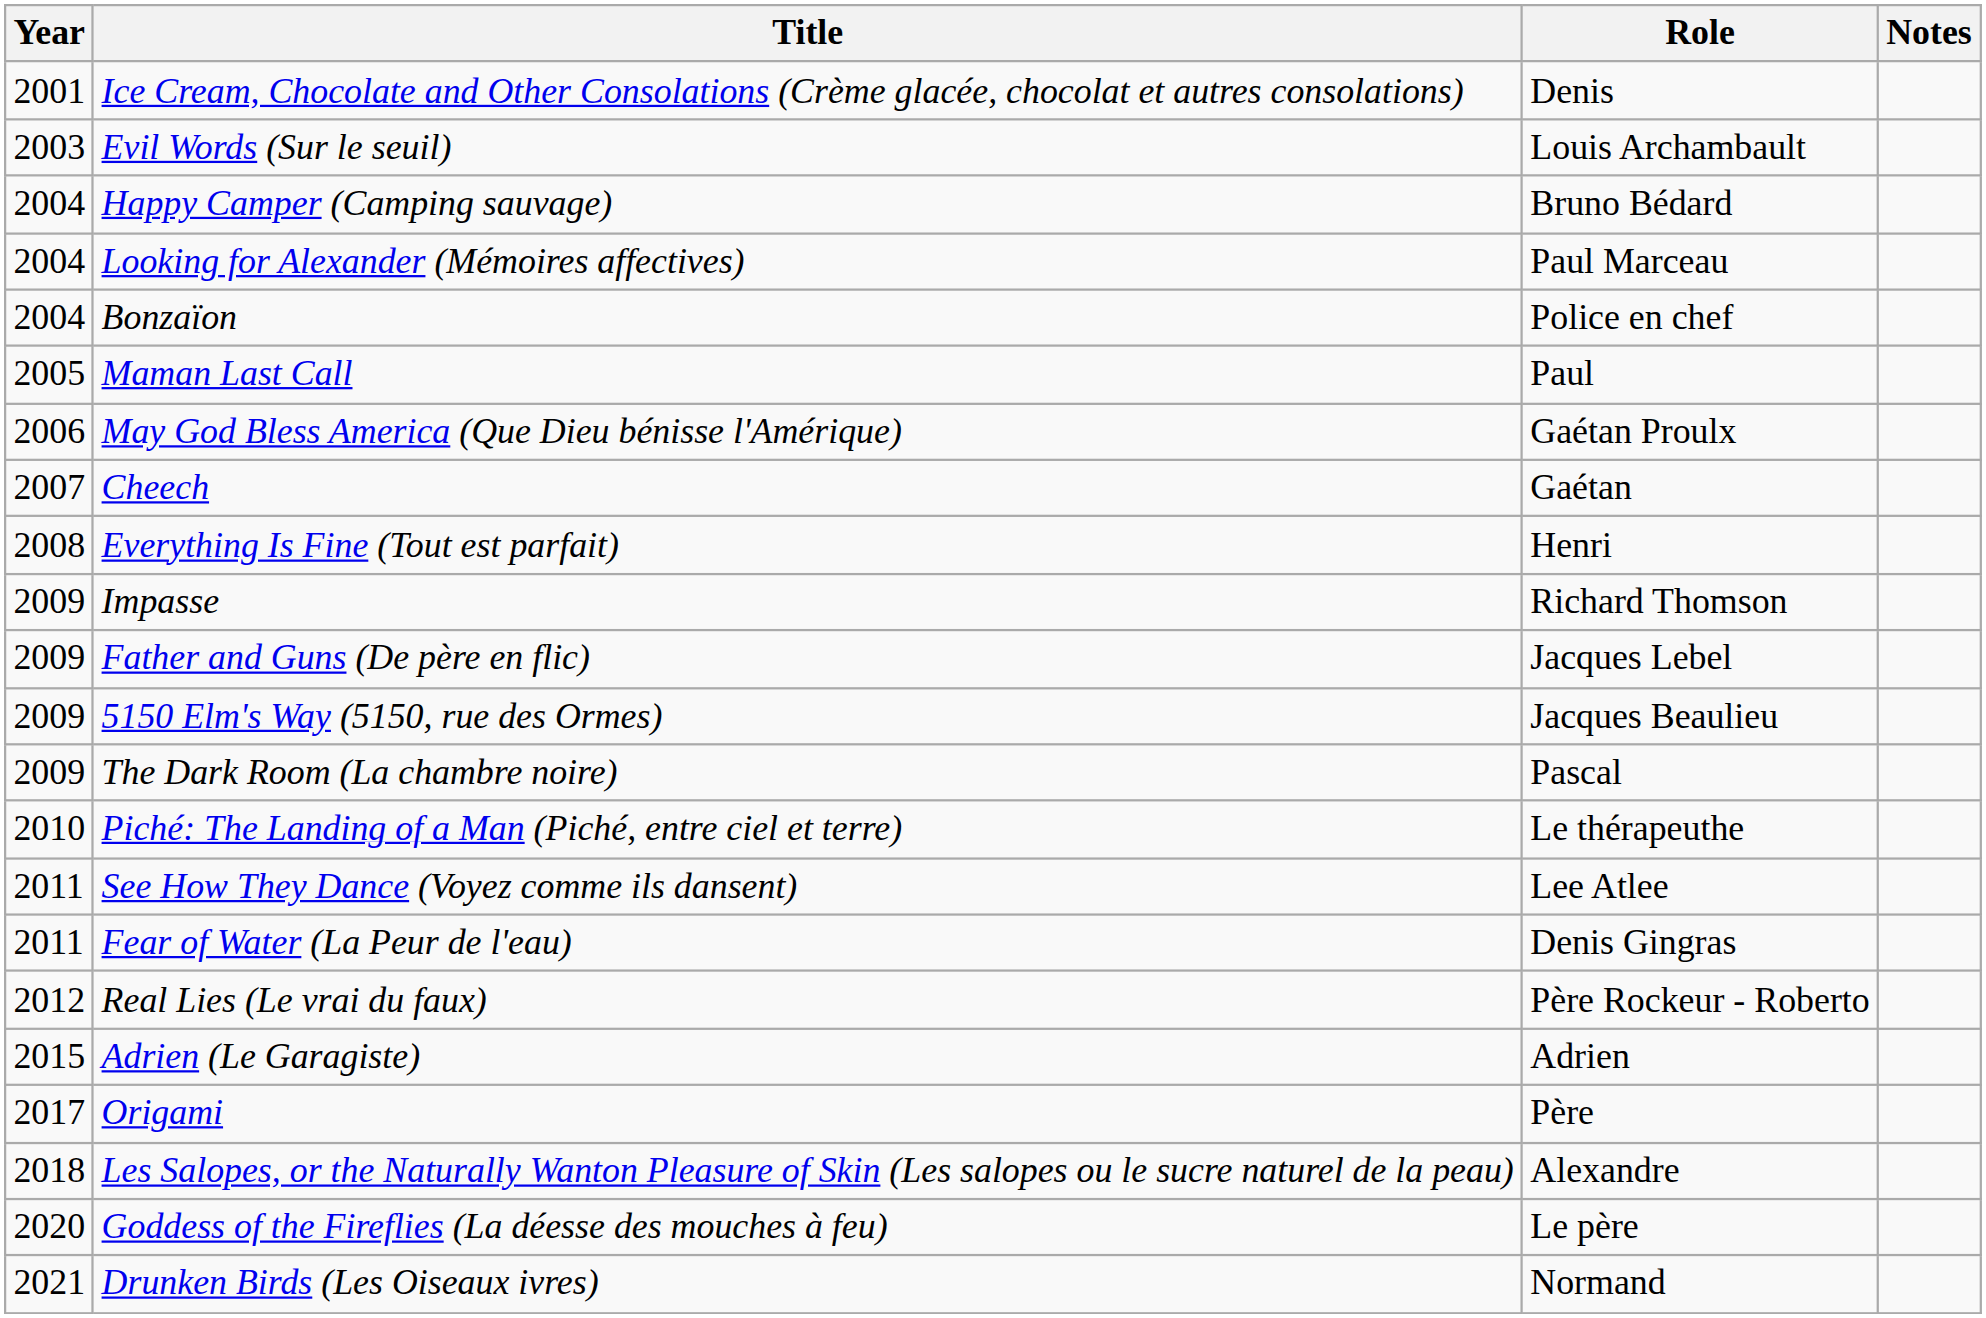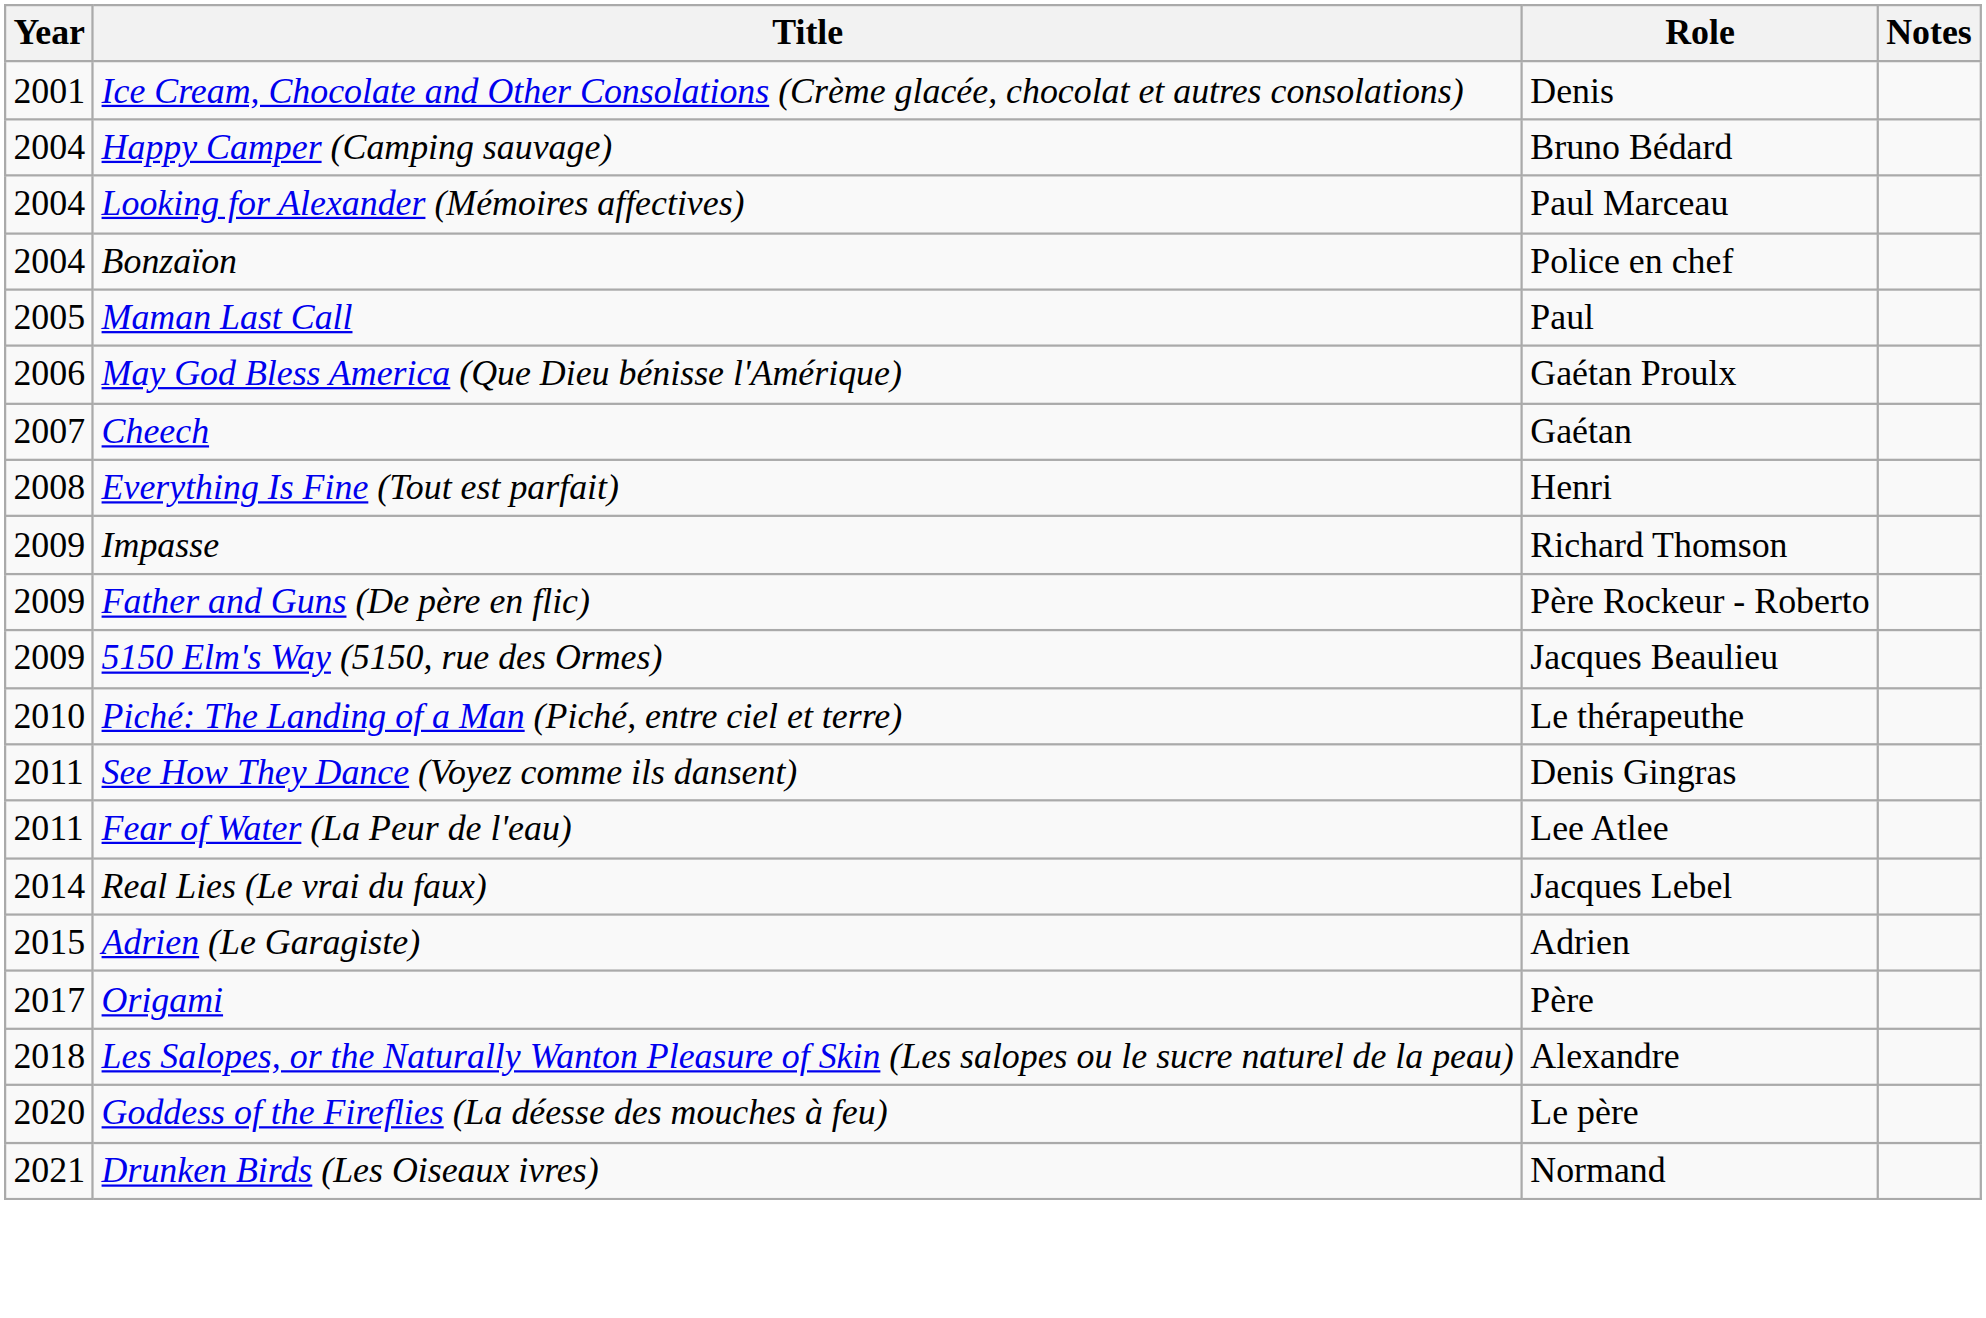- row: (276, 146)
(1631, 658) Jacques Lebel -> (1700, 601) Père Rockeur - Roberto
- row: (360, 771)
(1599, 885) Lee Atlee -> (1633, 771) Denis Gingras
(1633, 942) Denis Gingras -> (1599, 828) Lee Atlee
(49, 999) 2012 -> (49, 885) 2014
(1700, 999) Père Rockeur - Roberto -> (1631, 885) Jacques Lebel
